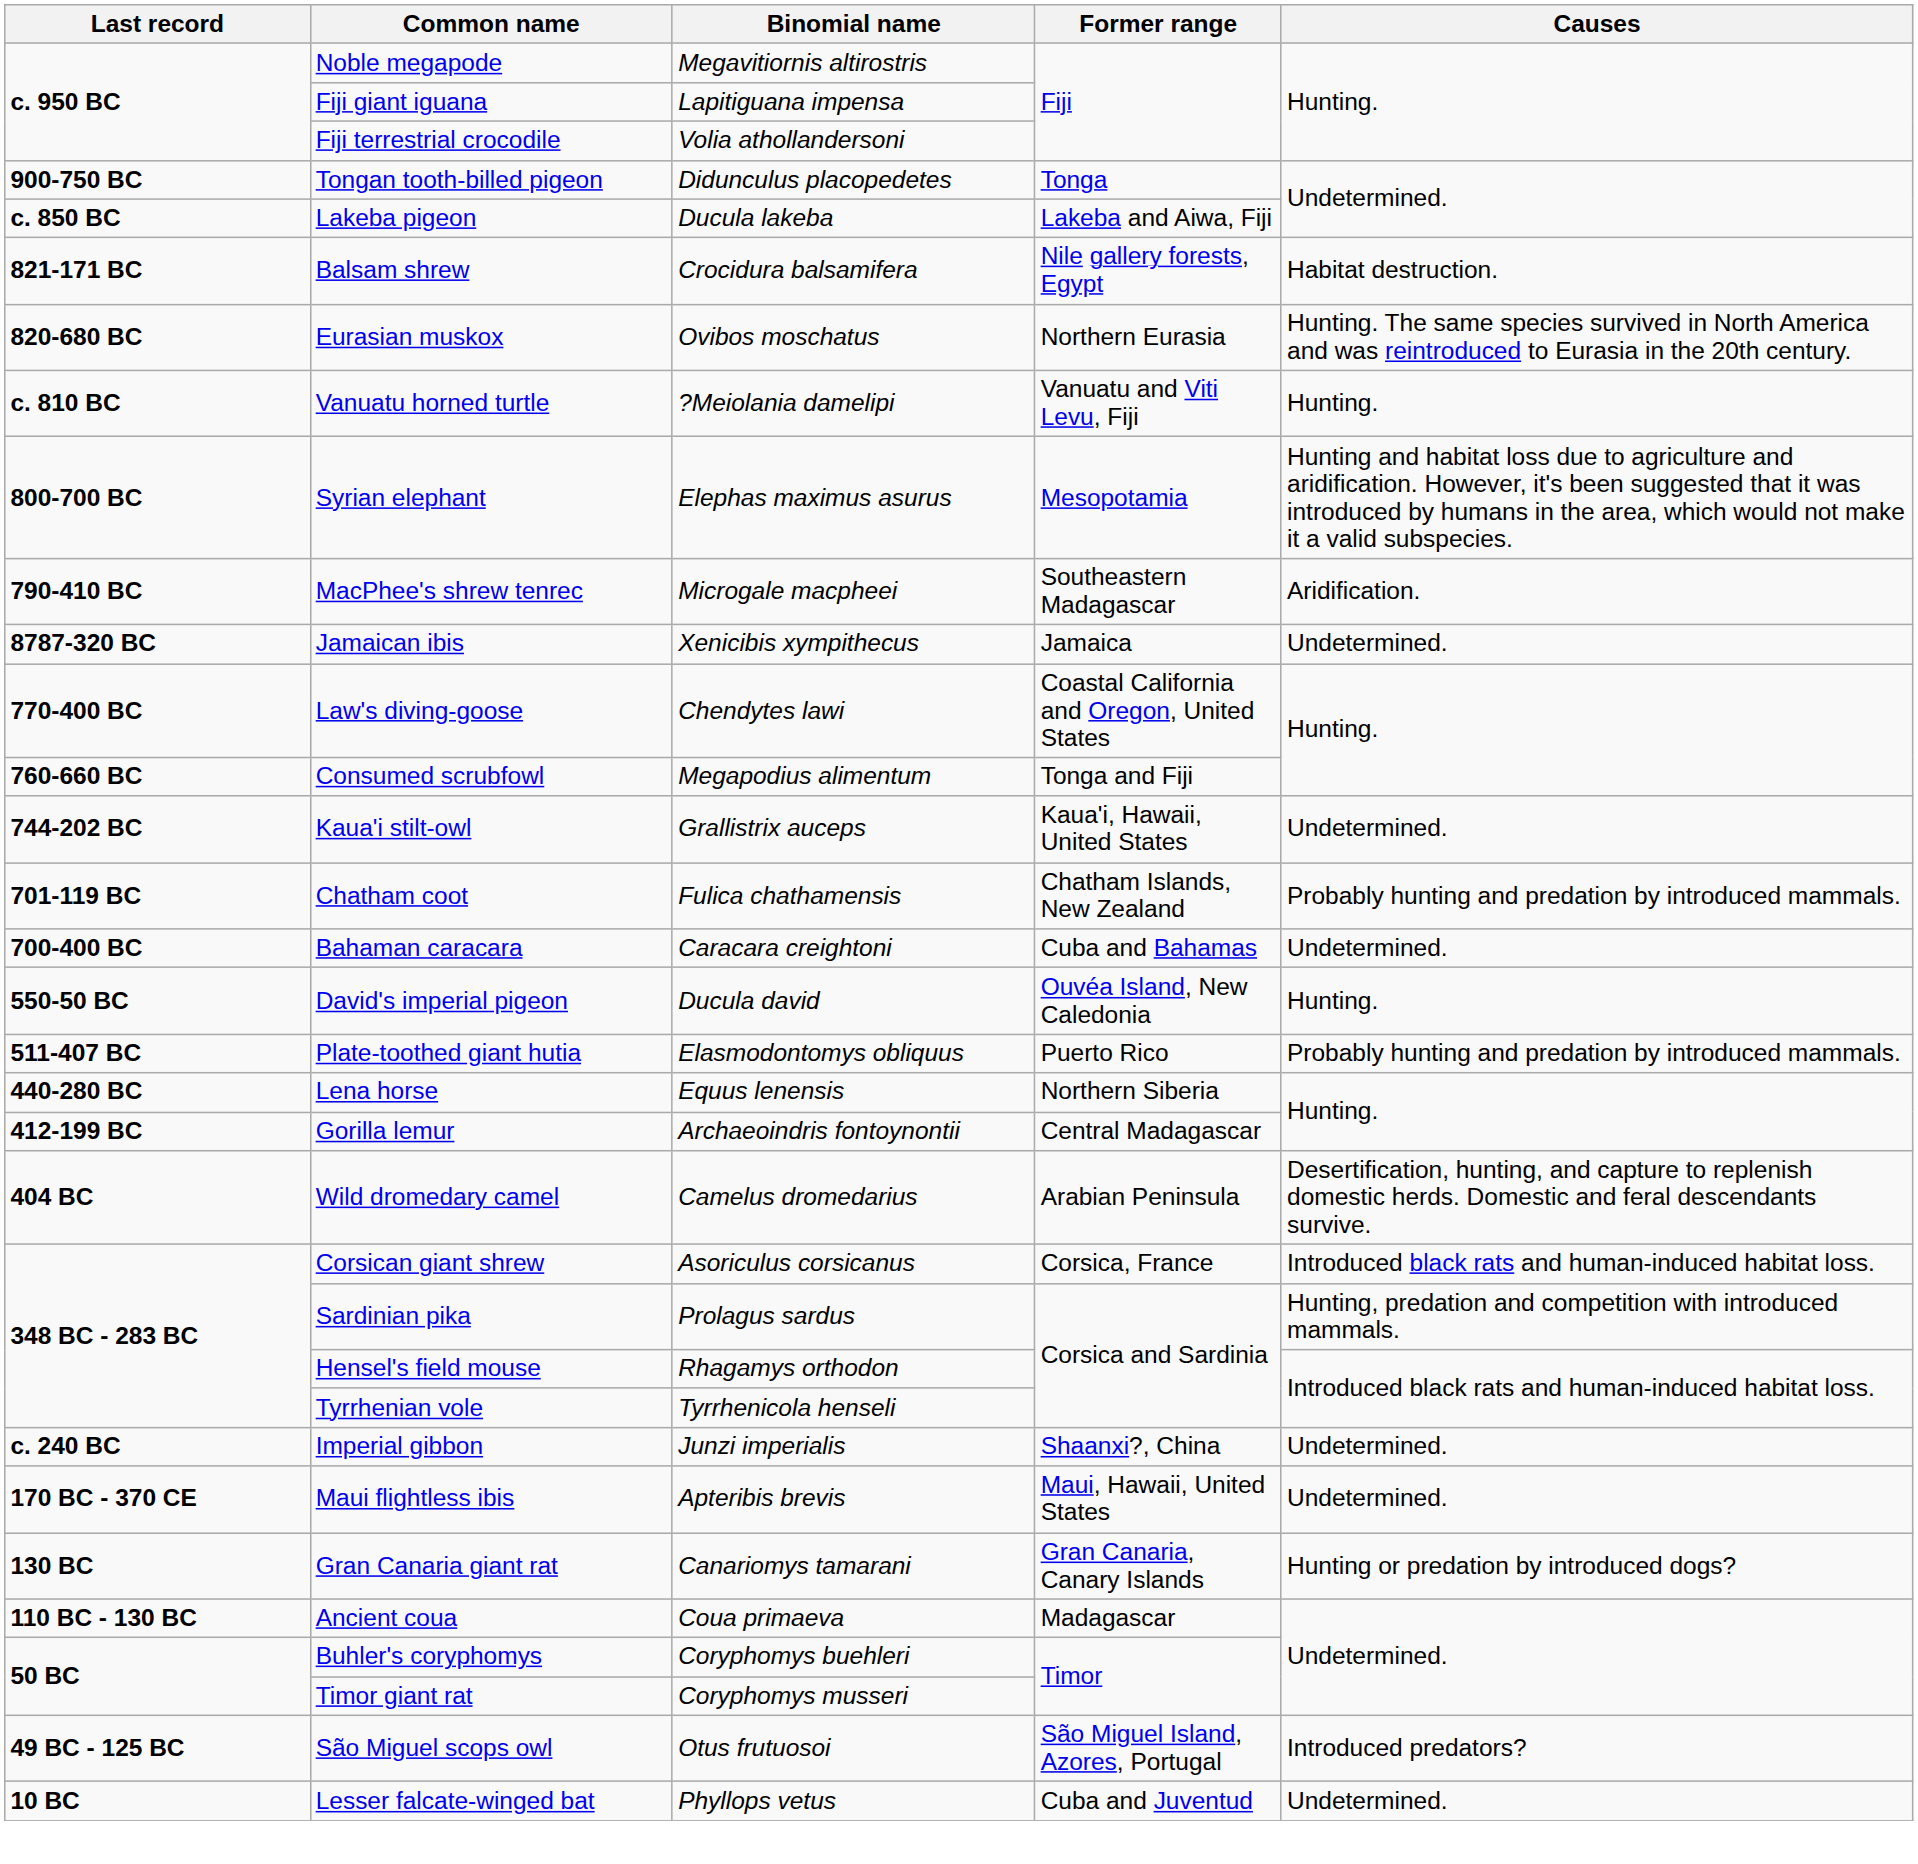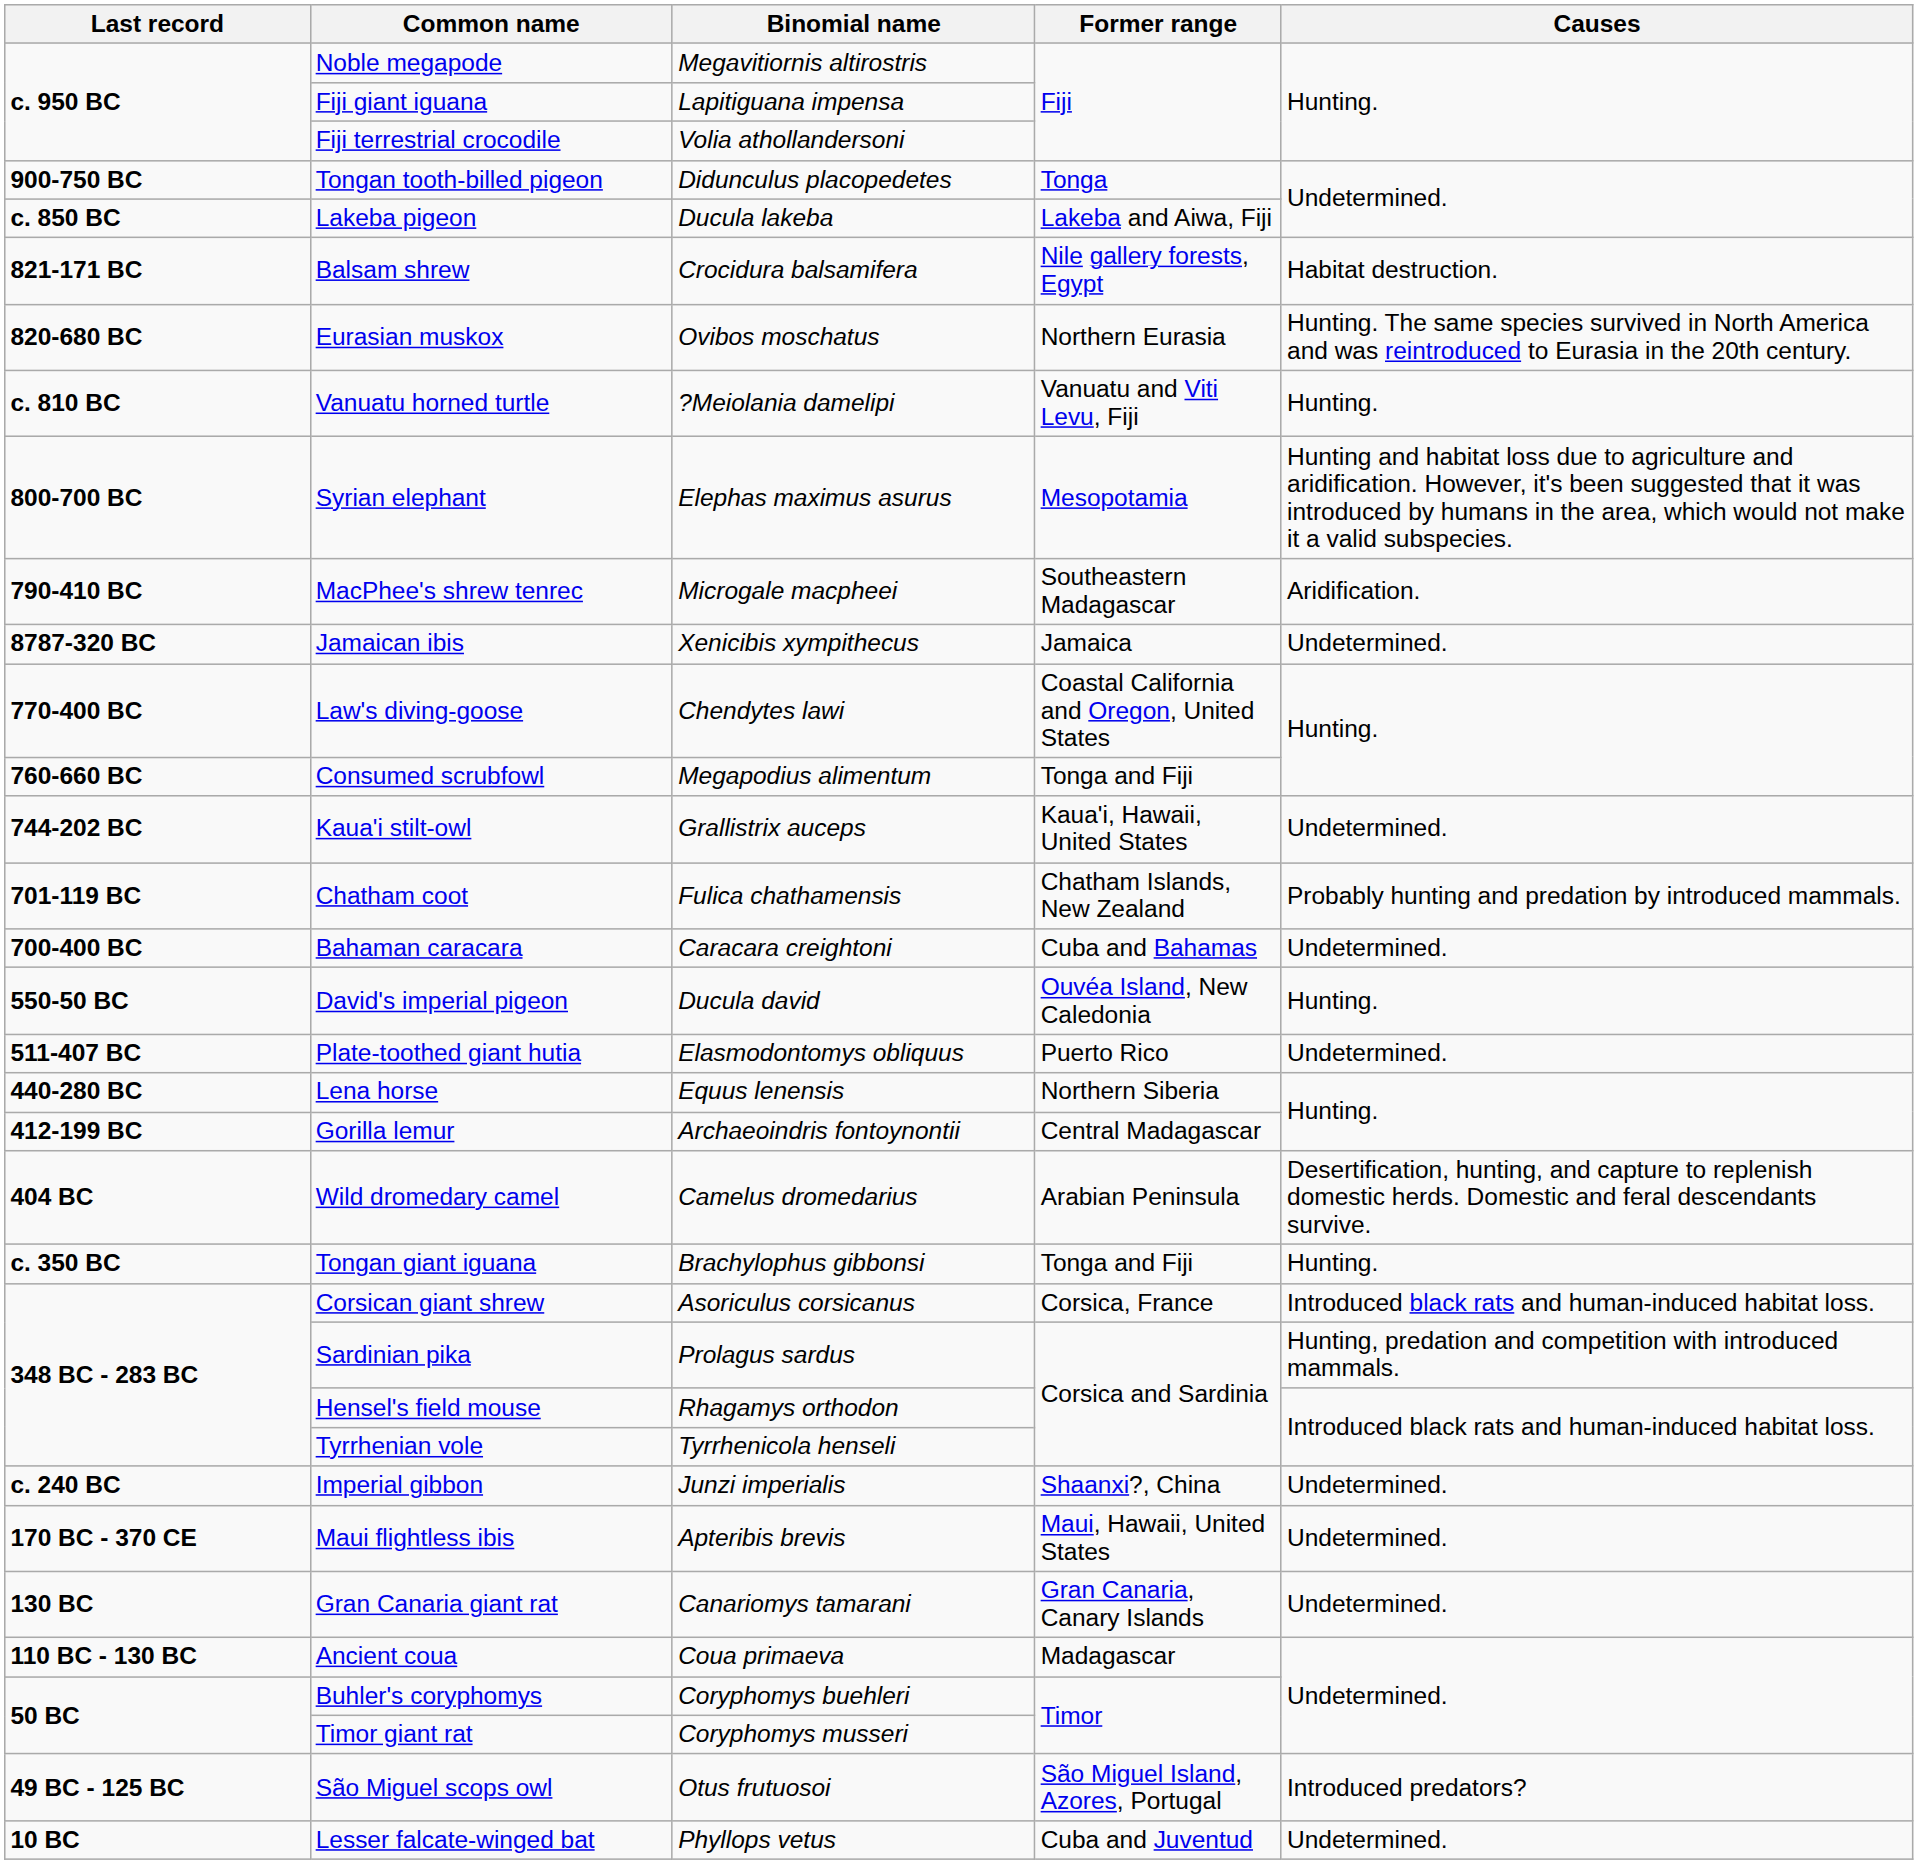(1594, 1053) Probably hunting and predation by introduced mammals. -> (1367, 1053) Undetermined.
+ row: (426, 1263)
(1512, 1565) Hunting or predation by introduced dogs? -> (1367, 1604) Undetermined.
